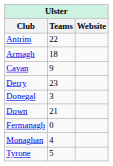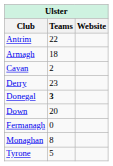(51, 69) 9 -> (51, 69) 2
(51, 97) normal -> (51, 97) bold
(54, 111) 21 -> (54, 111) 20
(51, 140) 4 -> (51, 140) 8
